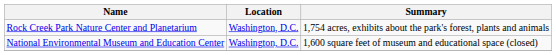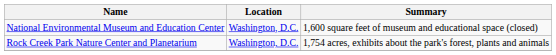rows swapped: (102, 27) <-> (115, 43)
